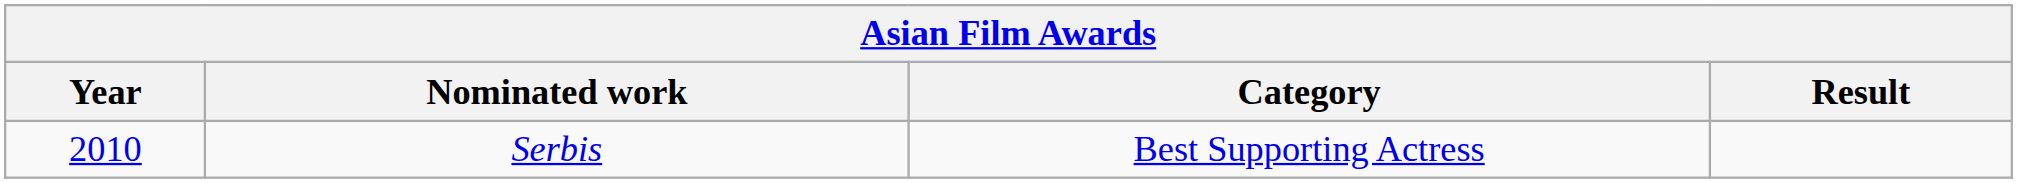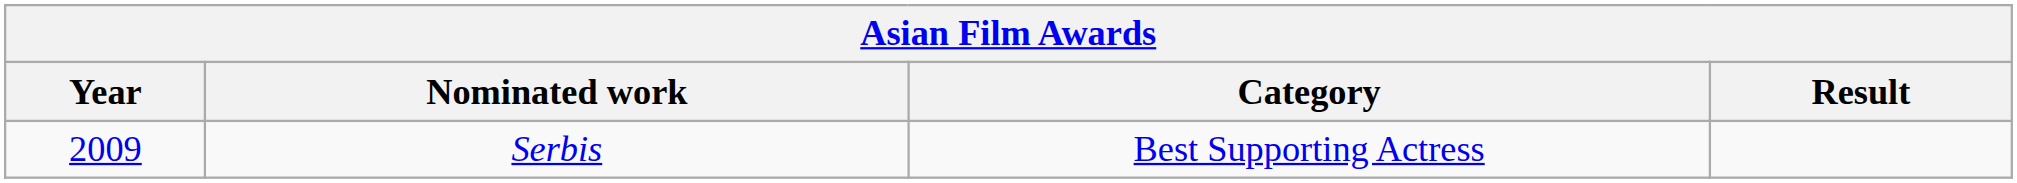(105, 148) 2010 -> (105, 148) 2009
